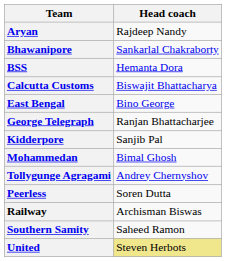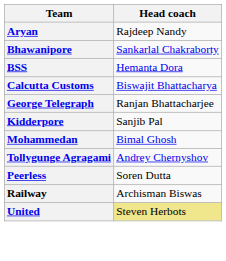- row: (36, 103)
- row: (48, 229)
